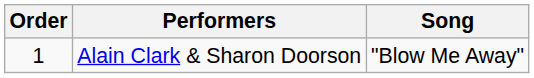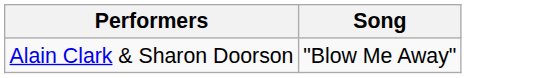- column: (39, 21)
